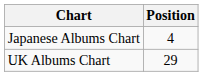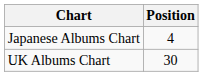(171, 60) 29 -> (171, 60) 30
